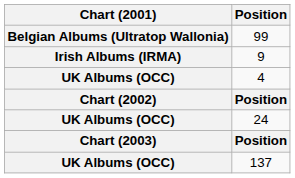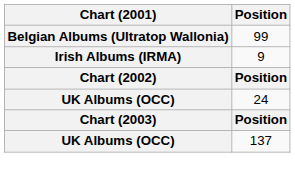- row: (261, 78)
